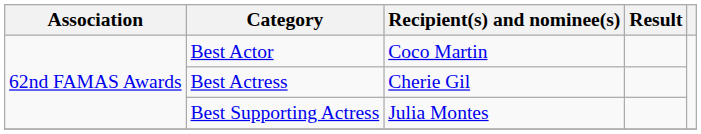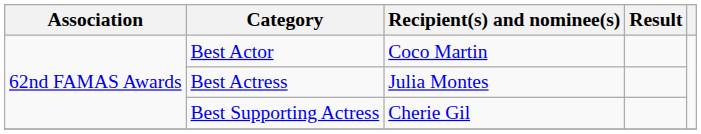(429, 81) Cherie Gil -> (438, 81) Julia Montes
(438, 112) Julia Montes -> (429, 112) Cherie Gil
